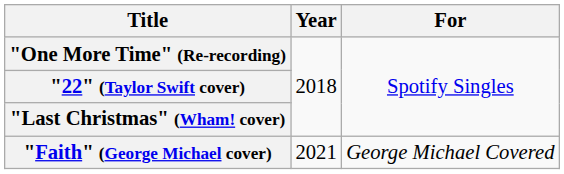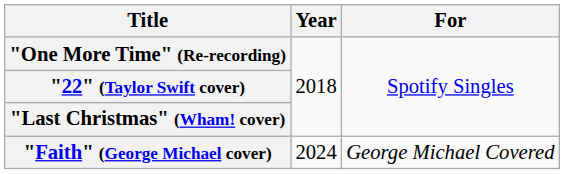(316, 151) 2021 -> (316, 151) 2024
